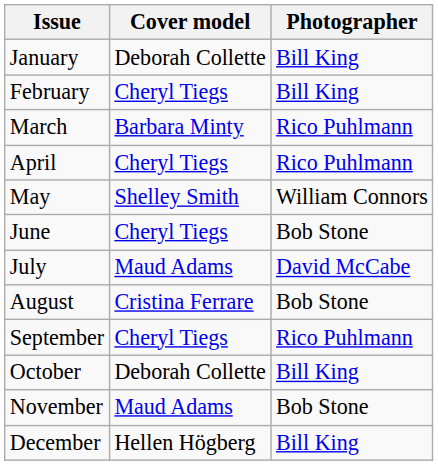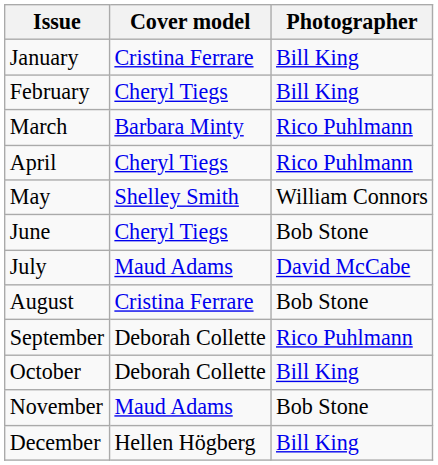(190, 57) Deborah Collette -> (184, 57) Cristina Ferrare
(171, 337) Cheryl Tiegs -> (190, 337) Deborah Collette
